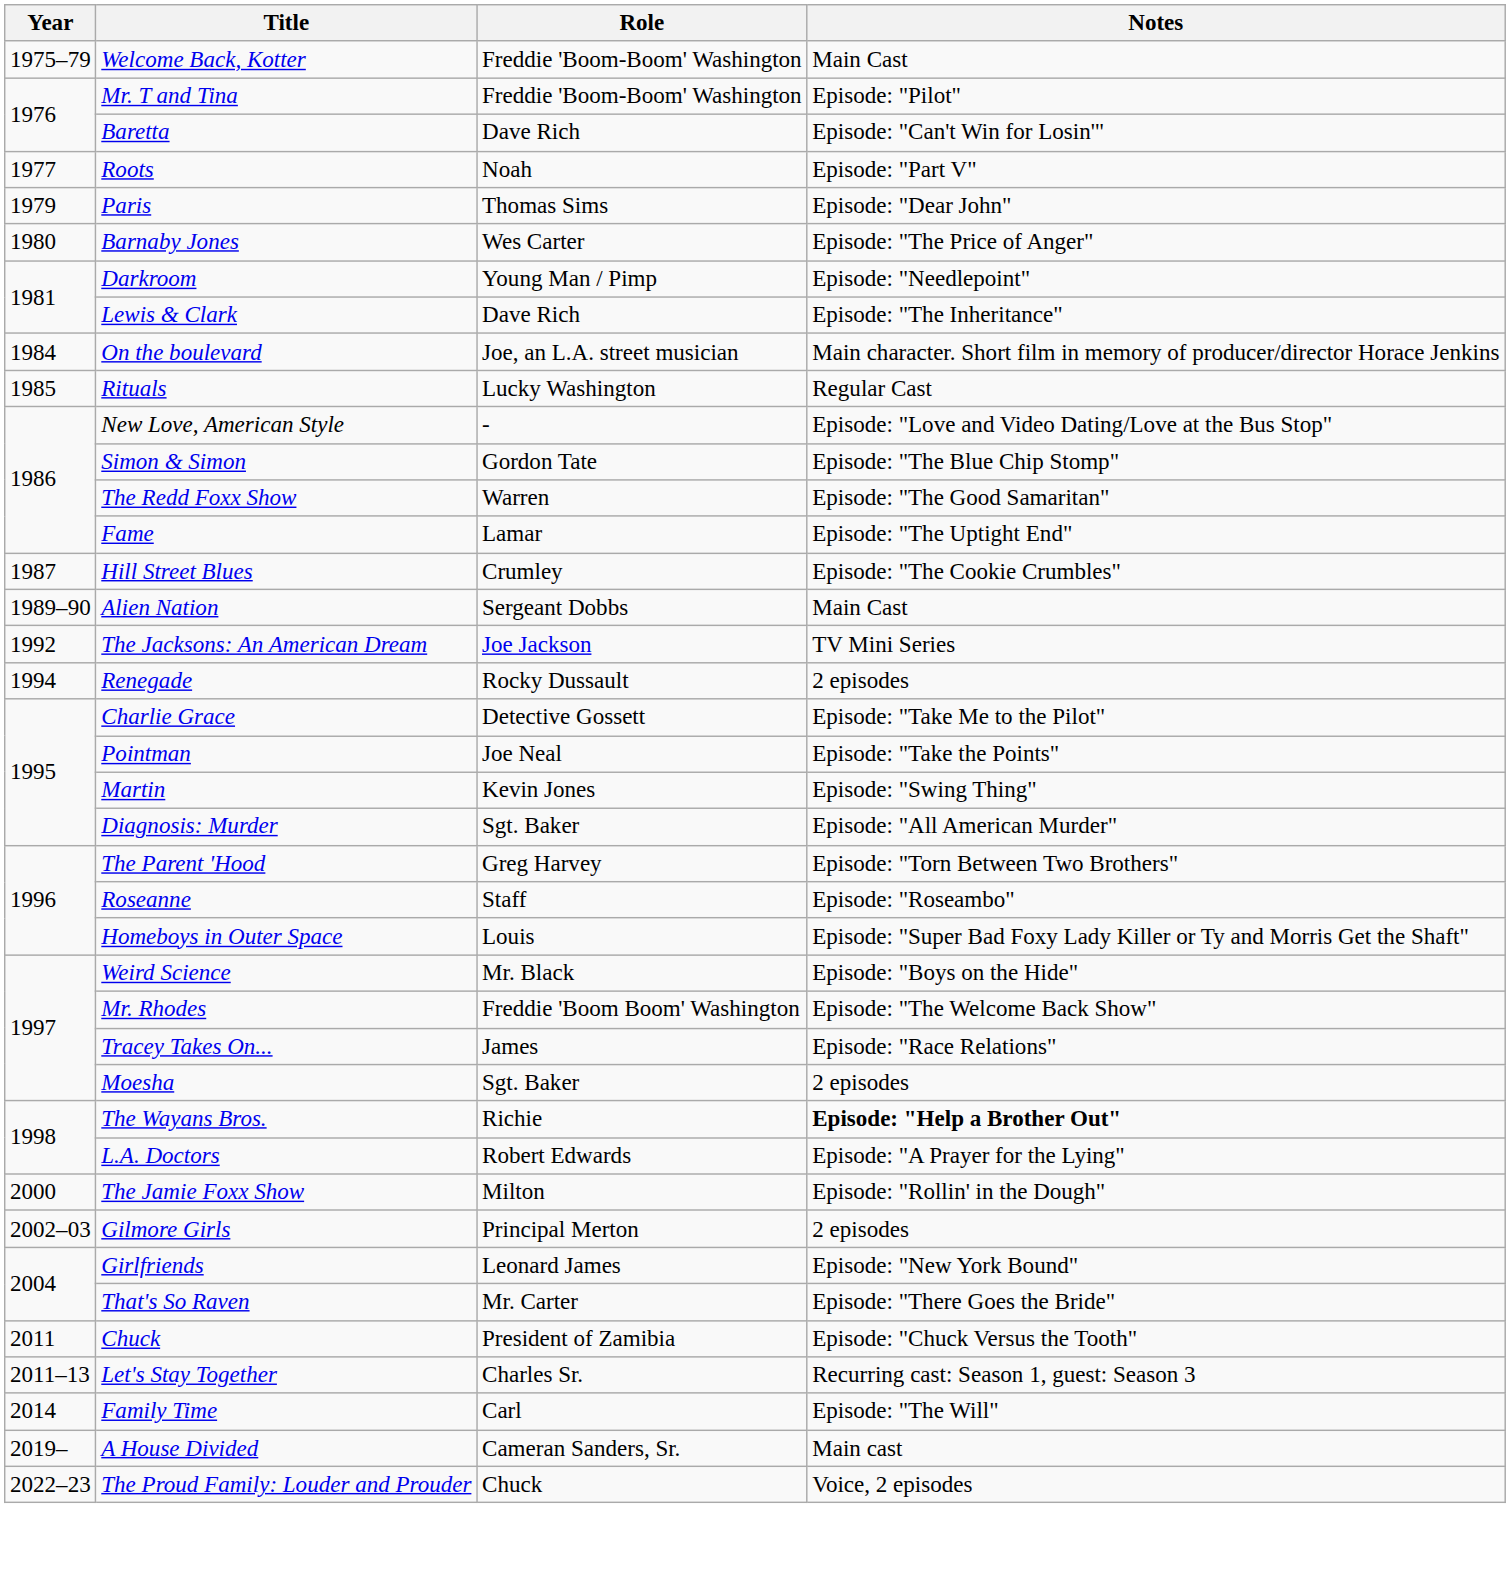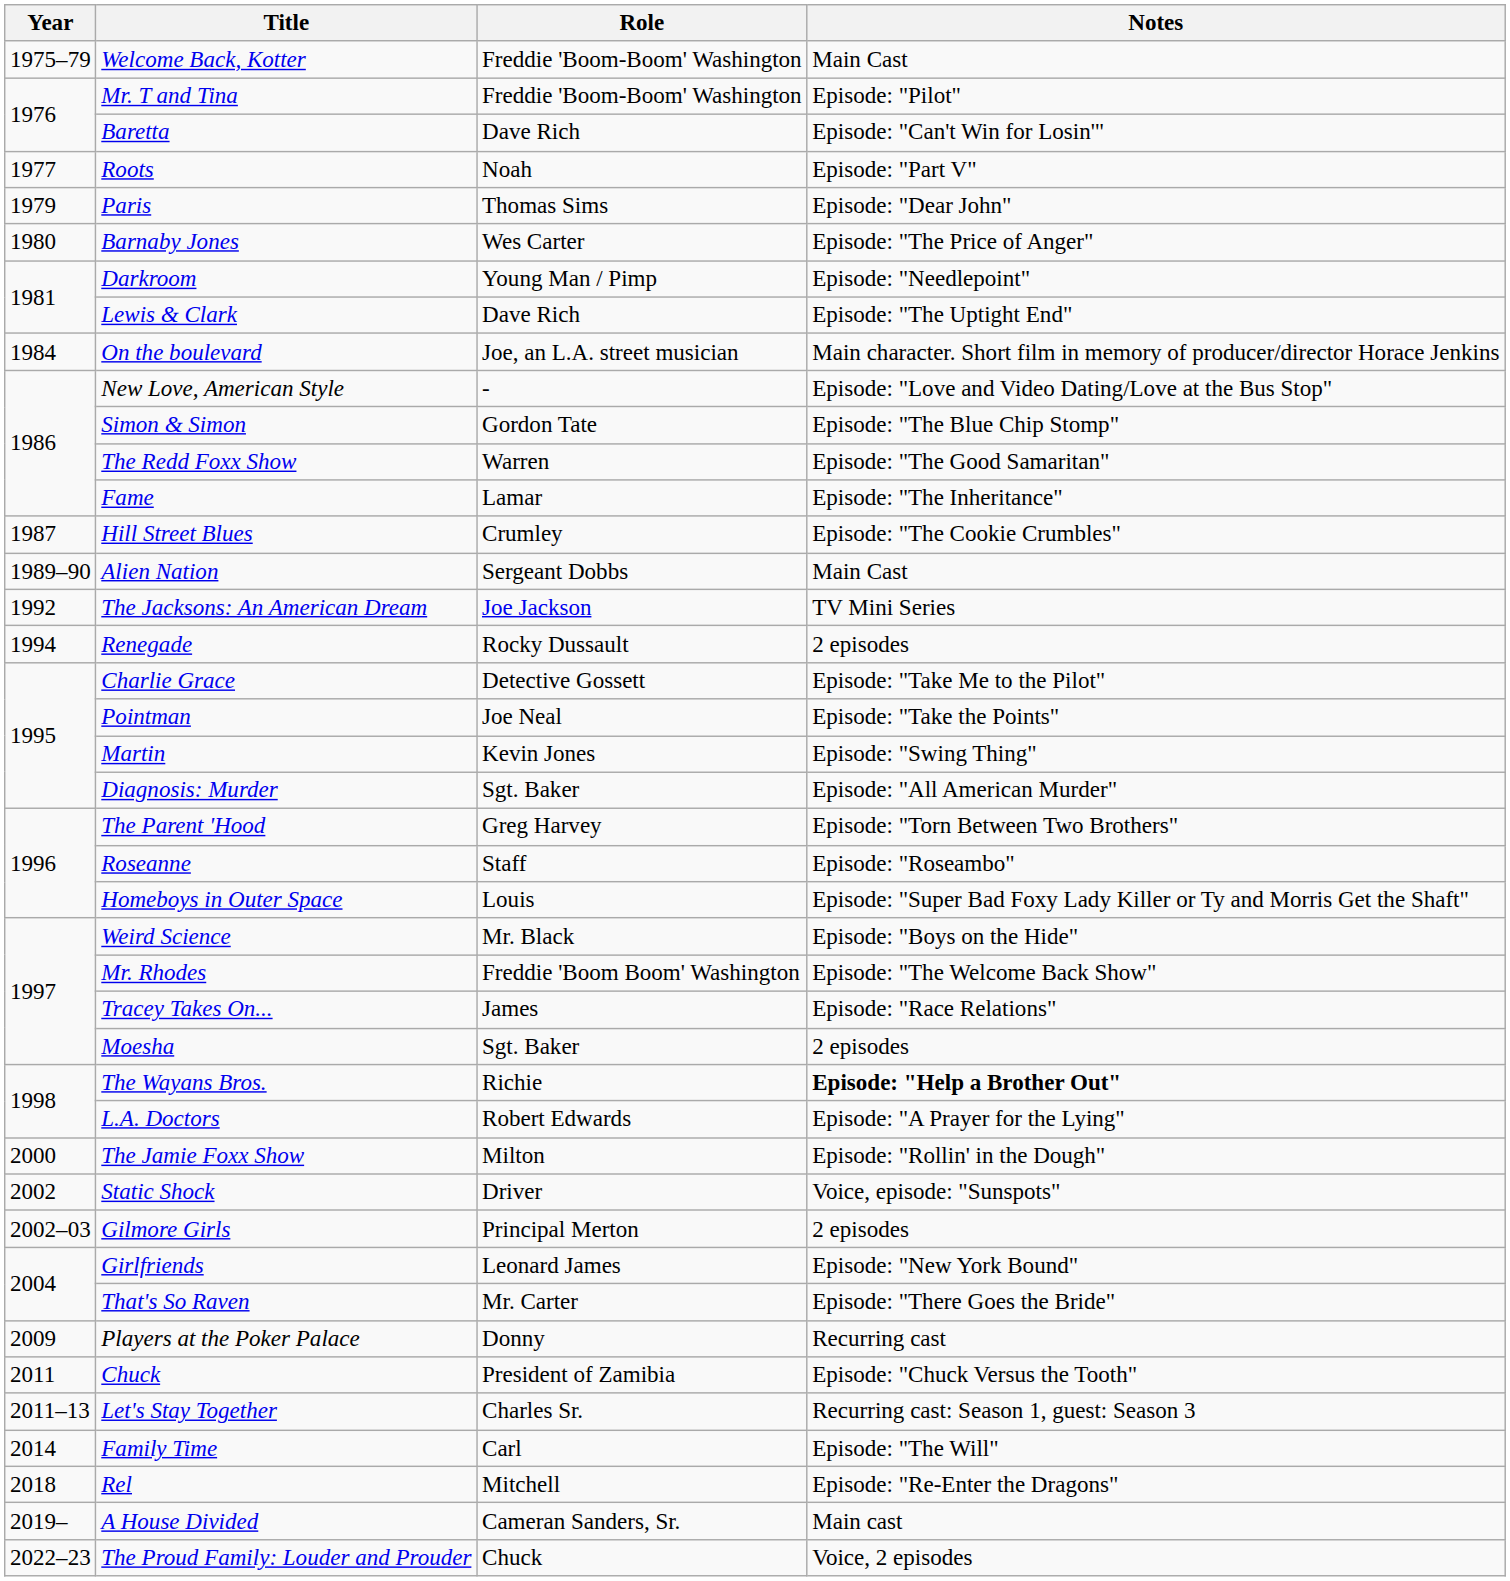(937, 315) Episode: "The Inheritance" -> (942, 315) Episode: "The Uptight End"
- row: (134, 388)
(942, 534) Episode: "The Uptight End" -> (937, 497) Episode: "The Inheritance"
+ row: (158, 1192)
+ row: (231, 1338)
+ row: (117, 1484)
